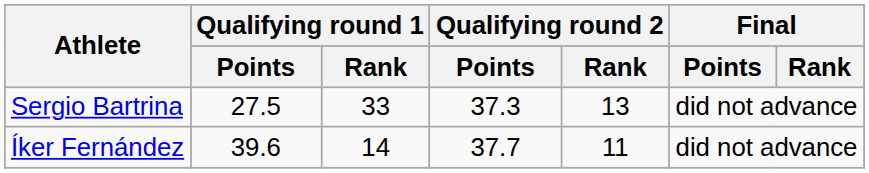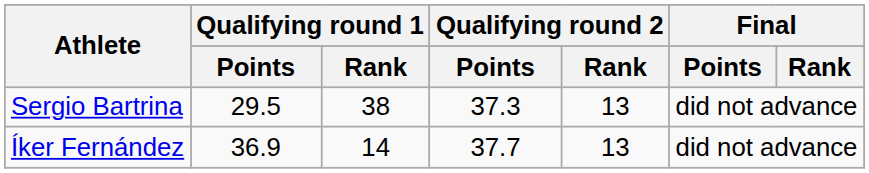(256, 107) 27.5 -> (256, 107) 29.5
(376, 107) 33 -> (376, 107) 38
(256, 148) 39.6 -> (256, 148) 36.9
(615, 148) 11 -> (615, 148) 13
